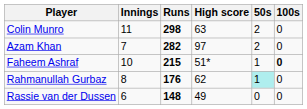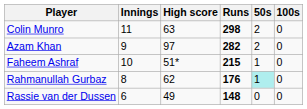columns swapped: (176, 12) <-> (222, 12)
(124, 46) 7 -> (124, 46) 9
(279, 63) bold -> (279, 63) normal
